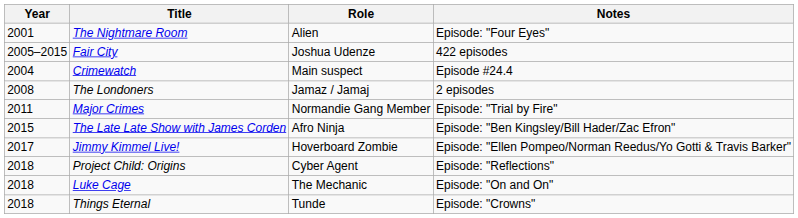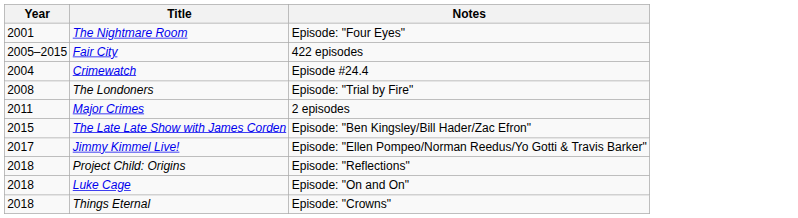- column: (361, 14)
(465, 90) 2 episodes -> (352, 90) Episode: "Trial by Fire"
(497, 109) Episode: "Trial by Fire" -> (321, 109) 2 episodes
